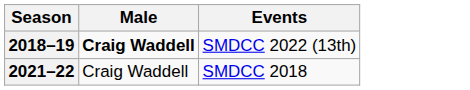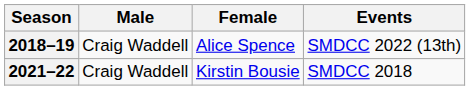+ column: (248, 17)
(139, 44) bold -> (135, 44) normal
